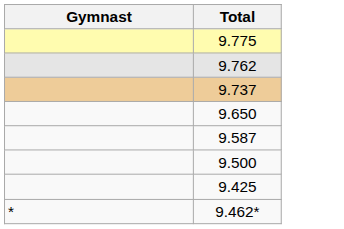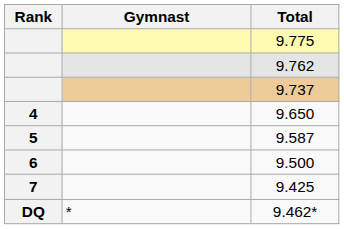+ column: (33, 17)
